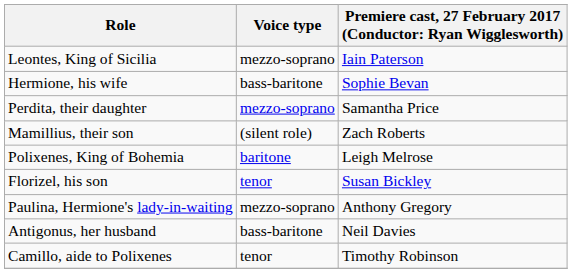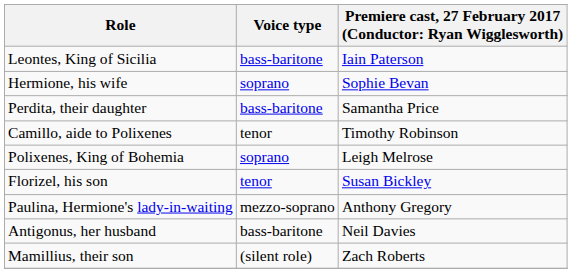(287, 58) mezzo-soprano -> (281, 58) bass-baritone
(281, 83) bass-baritone -> (265, 83) soprano
(287, 108) mezzo-soprano -> (281, 108) bass-baritone
rows swapped: (71, 132) <-> (90, 255)
(265, 157) baritone -> (265, 157) soprano
